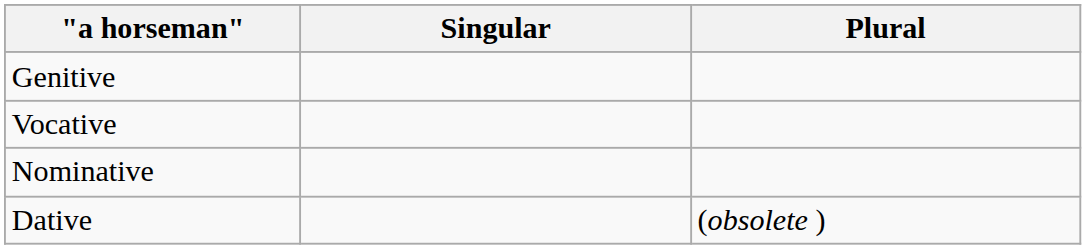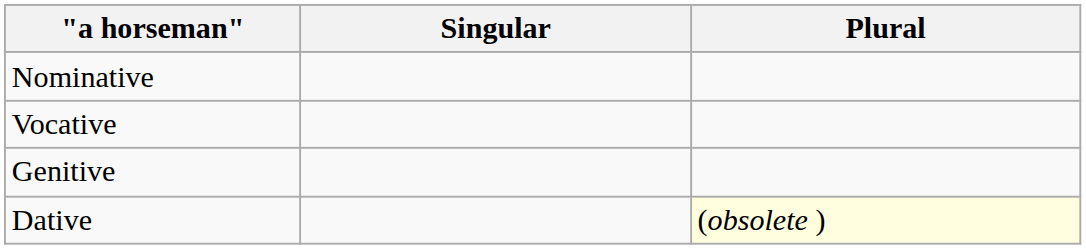rows swapped: (83, 171) <-> (64, 76)
(762, 219) no background -> (762, 219) lightyellow background
